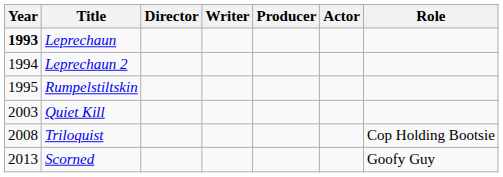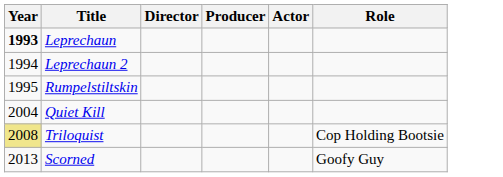- column: (228, 16)
(23, 111) 2003 -> (23, 111) 2004
(23, 135) no background -> (23, 135) khaki background
